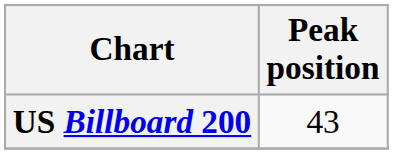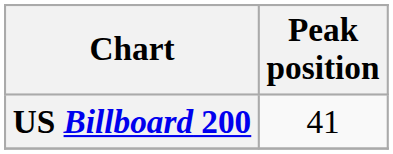(323, 121) 43 -> (323, 121) 41
